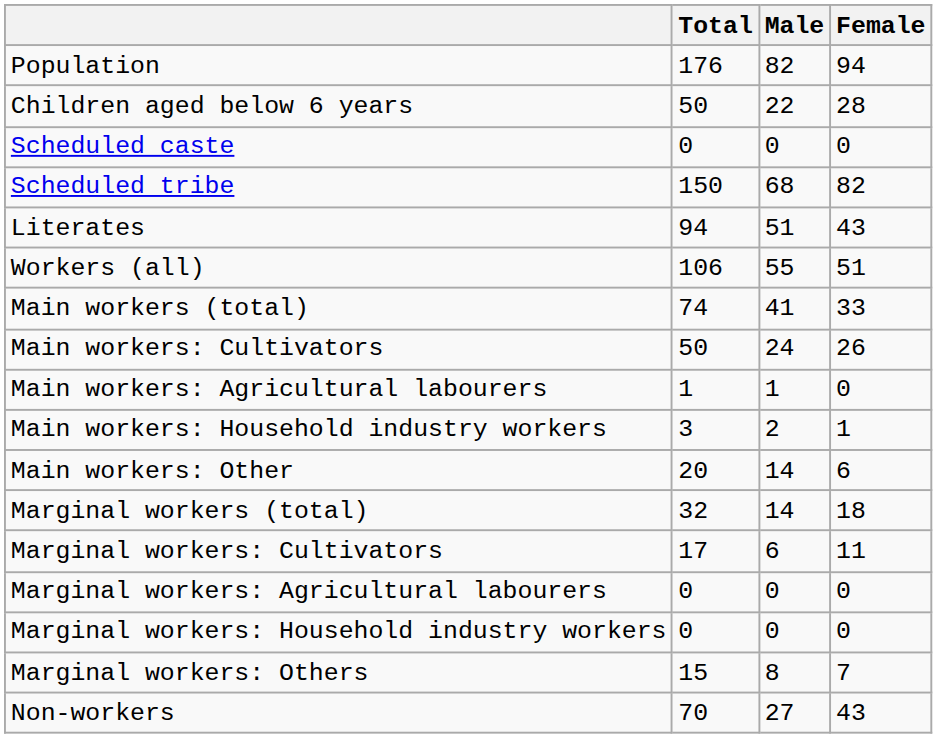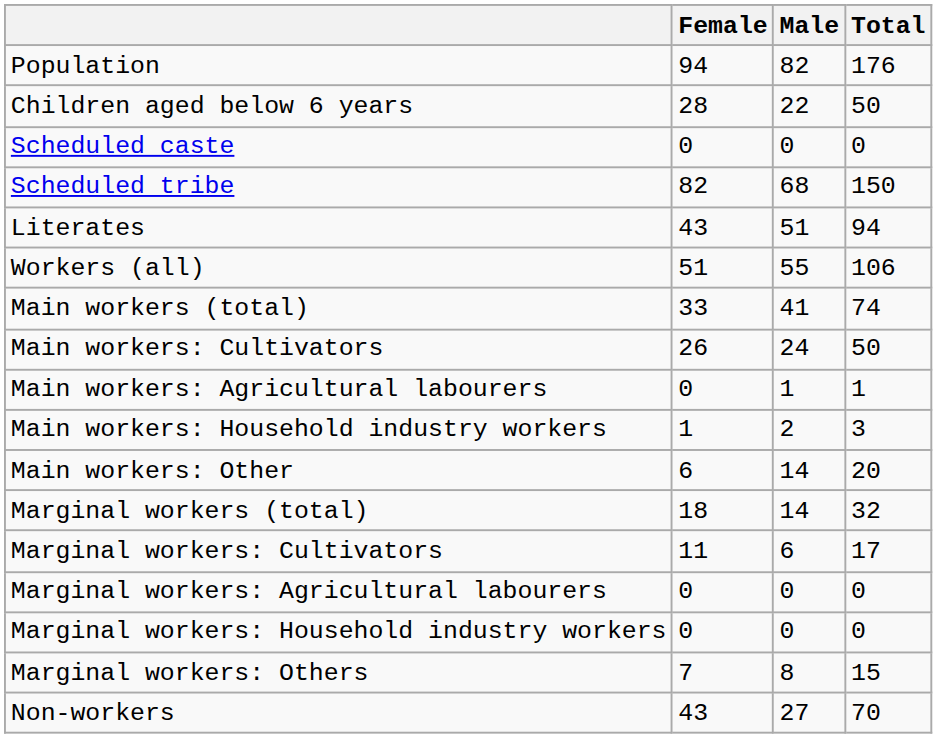columns swapped: (716, 25) <-> (881, 25)
